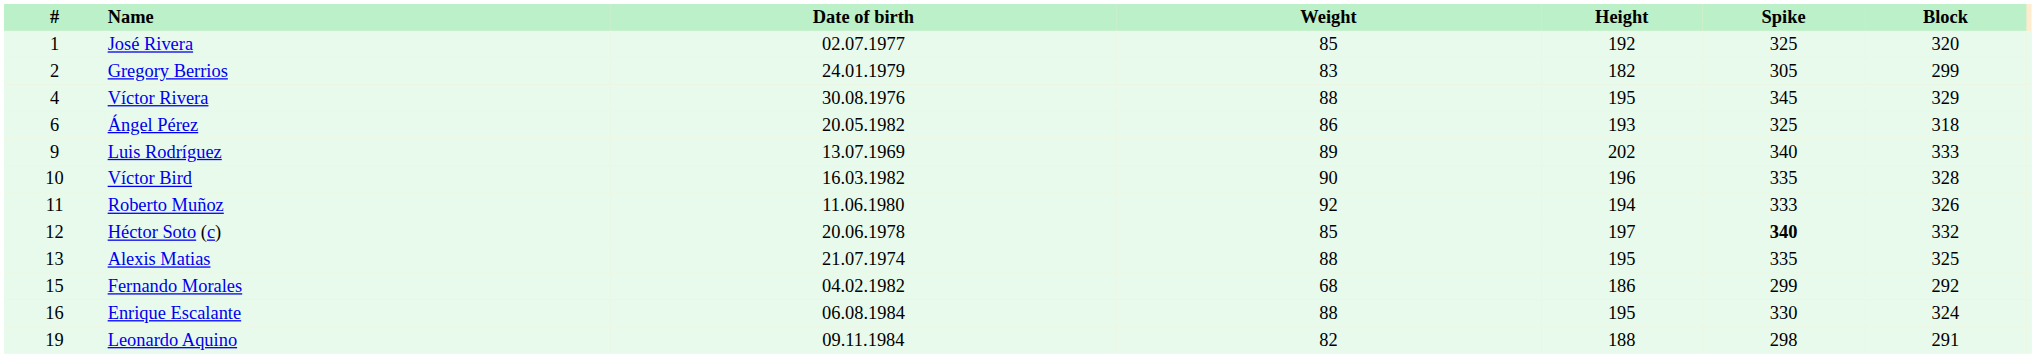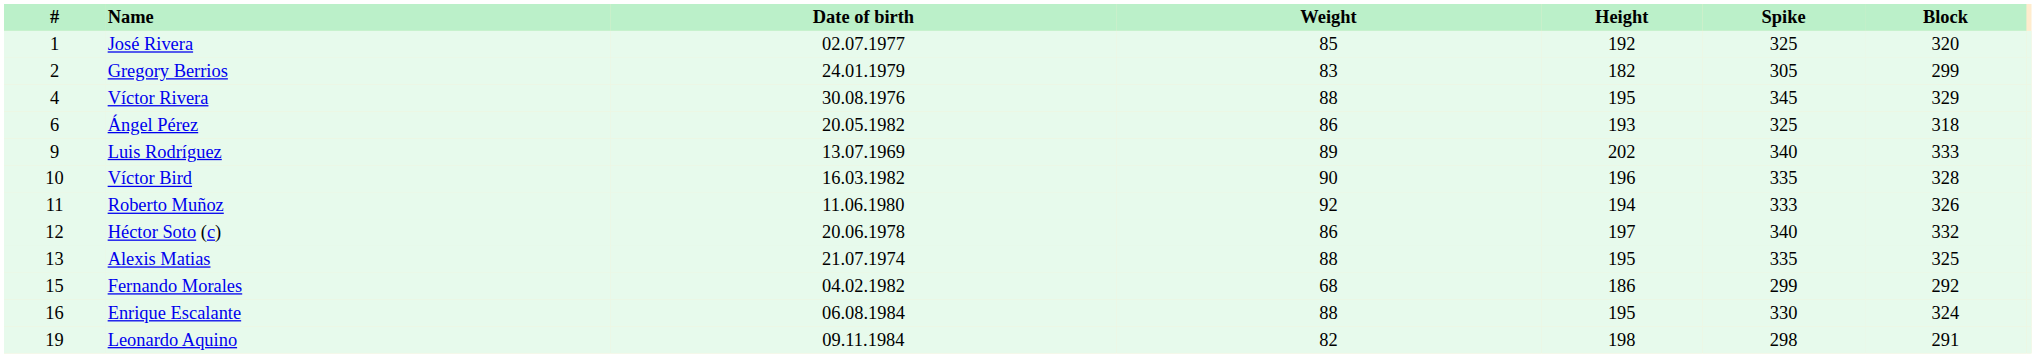(1328, 232) 85 -> (1328, 232) 86
(1784, 232) bold -> (1784, 232) normal
(1622, 339) 188 -> (1622, 339) 198
